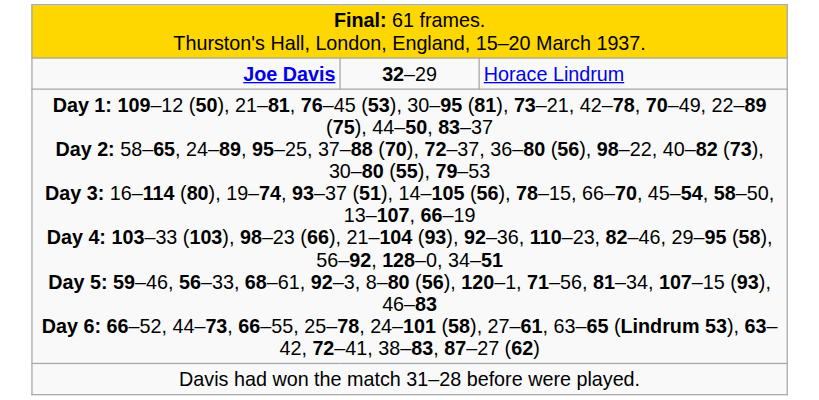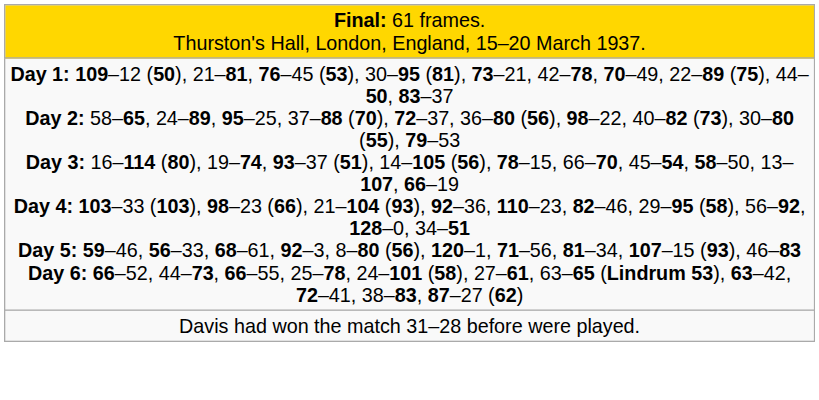- row: (289, 74)
